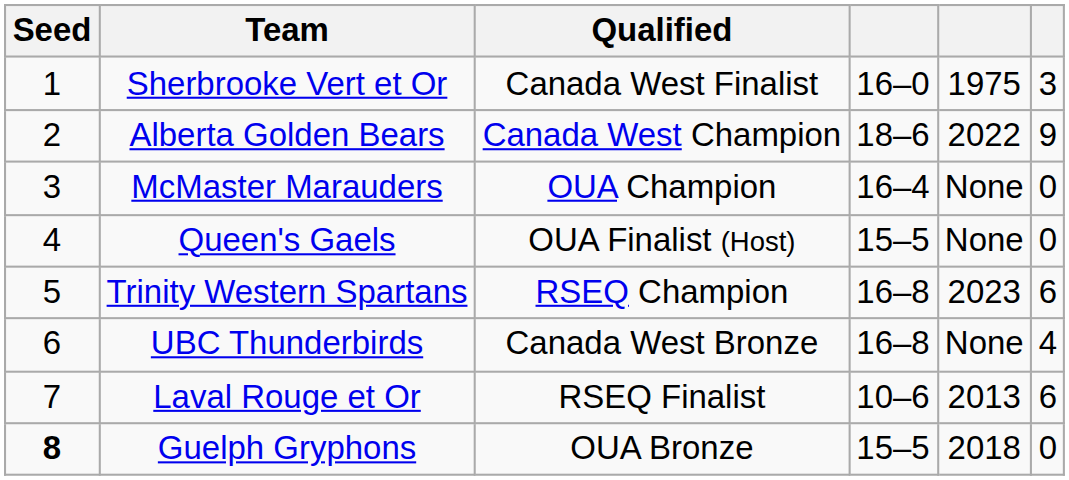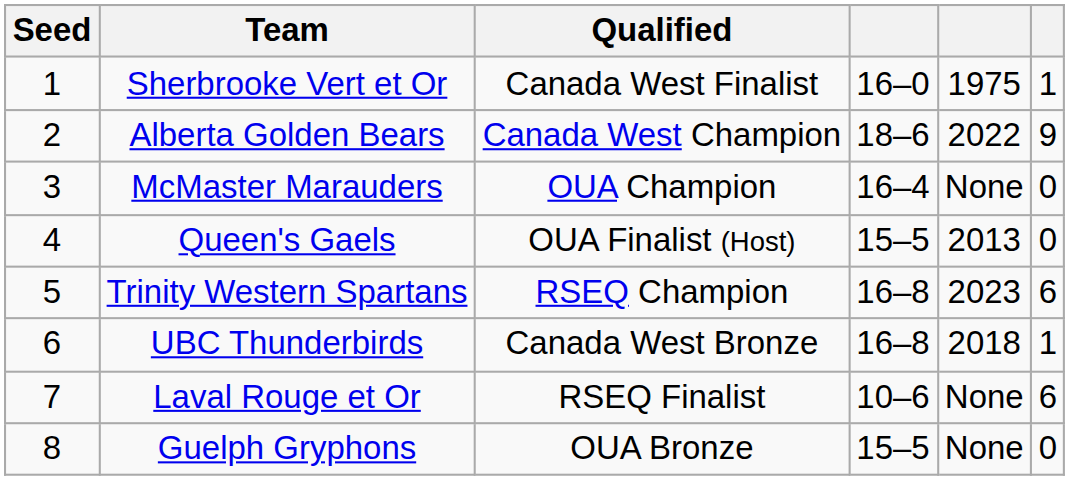(1048, 82) 3 -> (1048, 82) 1
(984, 239) None -> (984, 239) 2013
(984, 344) None -> (984, 344) 2018
(1048, 344) 4 -> (1048, 344) 1
(984, 396) 2013 -> (984, 396) None
(52, 448) bold -> (52, 448) normal
(984, 448) 2018 -> (984, 448) None
